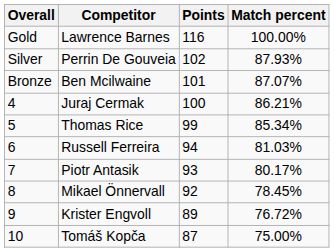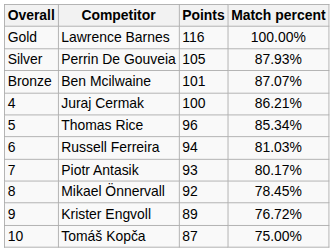(194, 59) 102 -> (194, 59) 105
(190, 125) 99 -> (190, 125) 96
